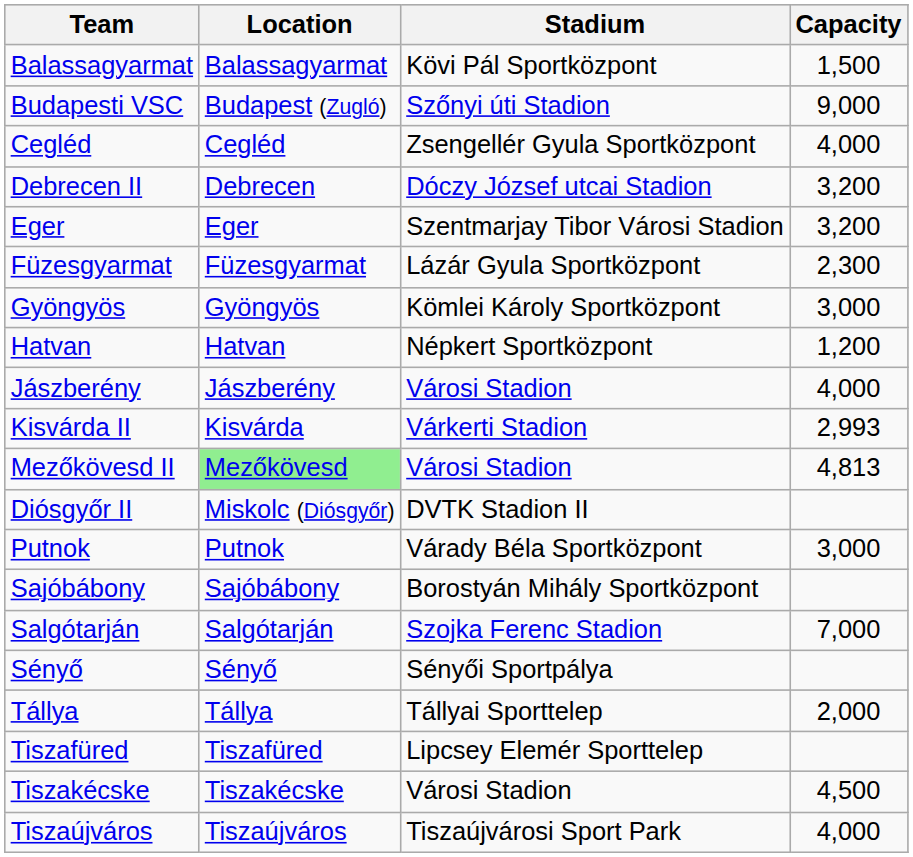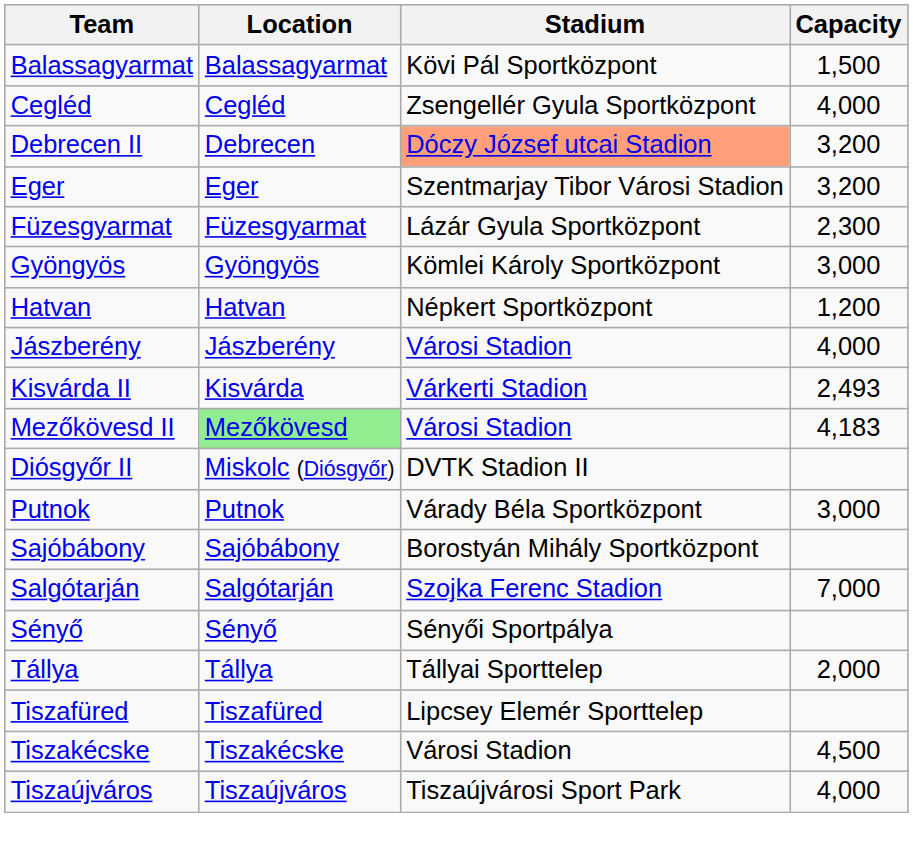- row: (97, 105)
(559, 186) no background -> (559, 145) lightsalmon background
(849, 428) 2,993 -> (849, 387) 2,493
(849, 468) 4,813 -> (849, 428) 4,183
